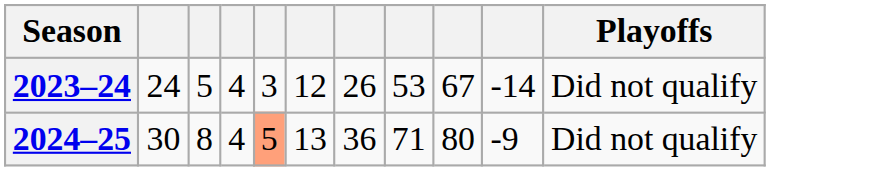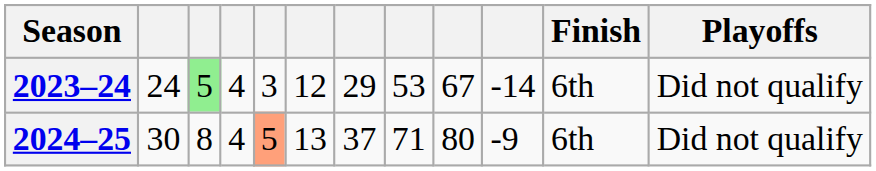+ column: (596, 31)
(204, 84) no background -> (204, 84) lightgreen background
(359, 84) 26 -> (359, 84) 29
(359, 138) 36 -> (359, 138) 37
